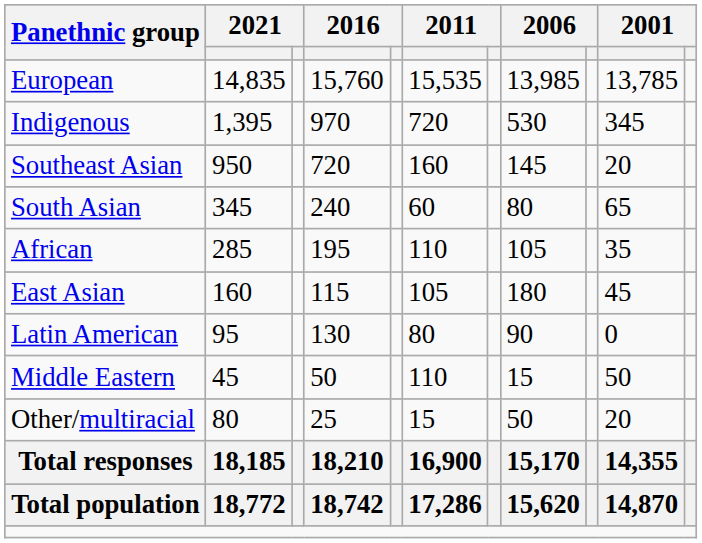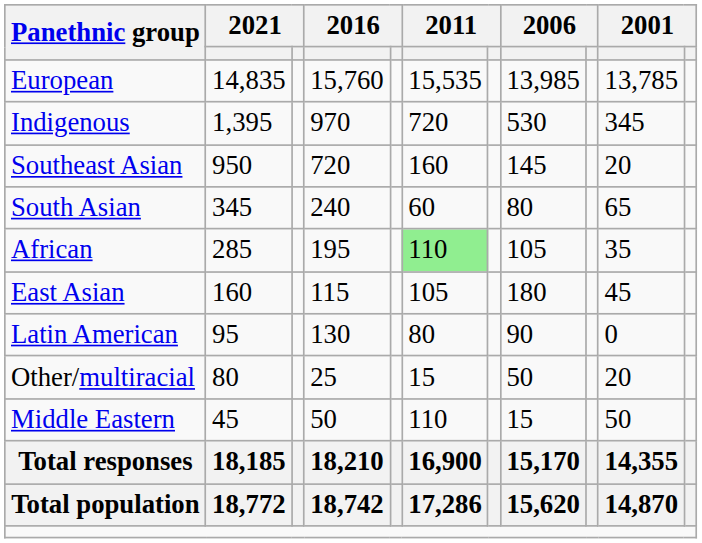(428, 249) no background -> (428, 249) lightgreen background
rows swapped: (93, 377) <-> (103, 419)
